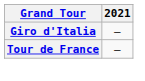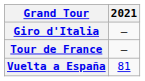+ row: (56, 67)
